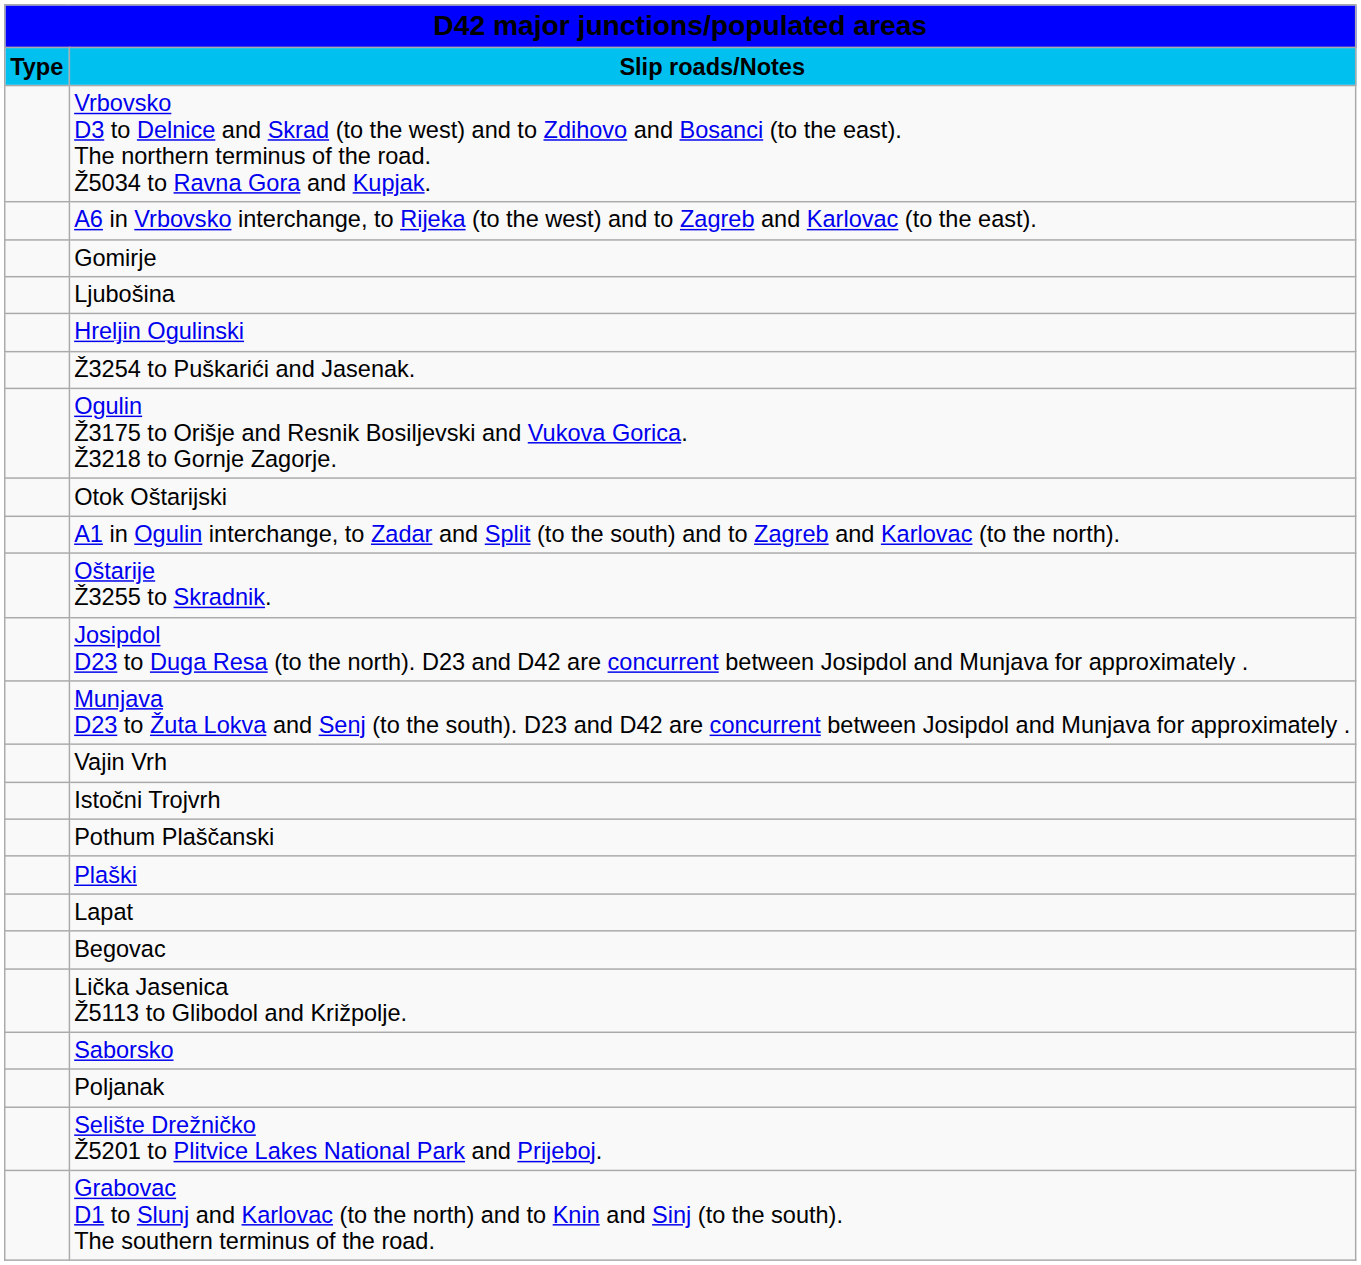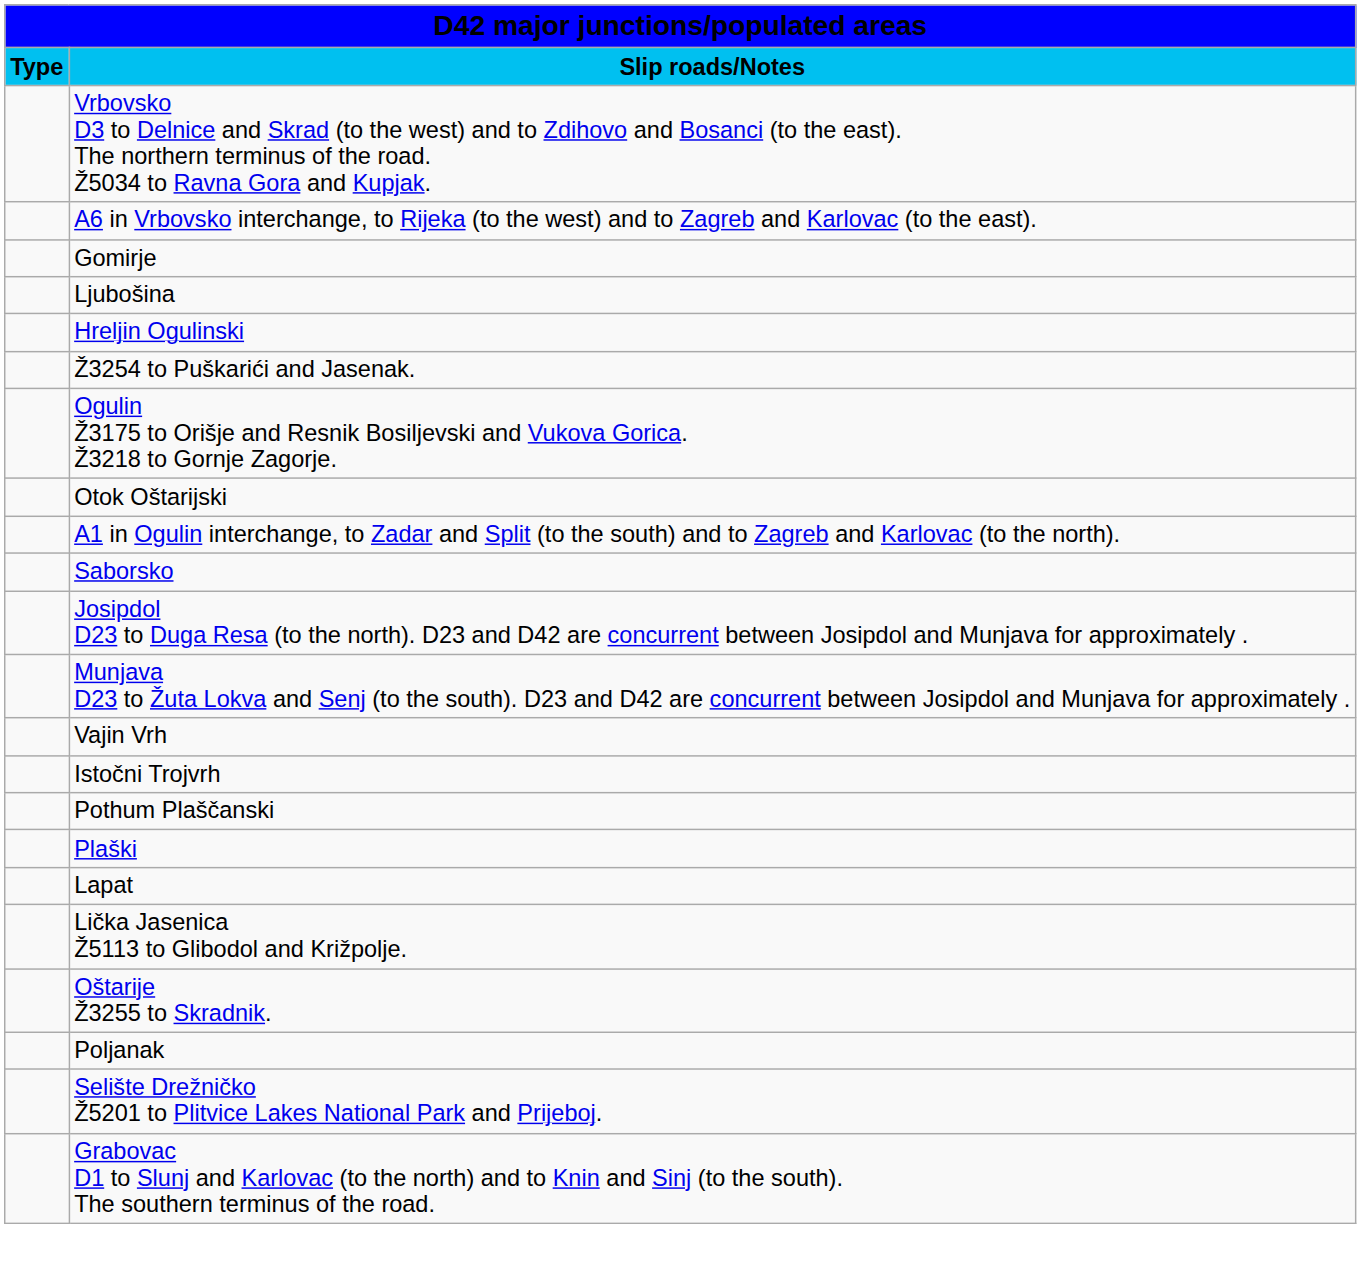rows swapped: (173, 584) <-> (124, 1050)
- row: (120, 949)
